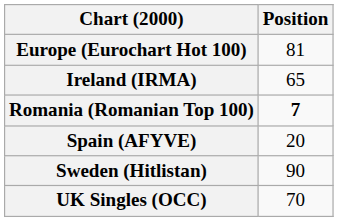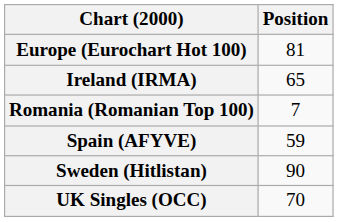(295, 110) bold -> (295, 110) normal
(295, 140) 20 -> (295, 140) 59
